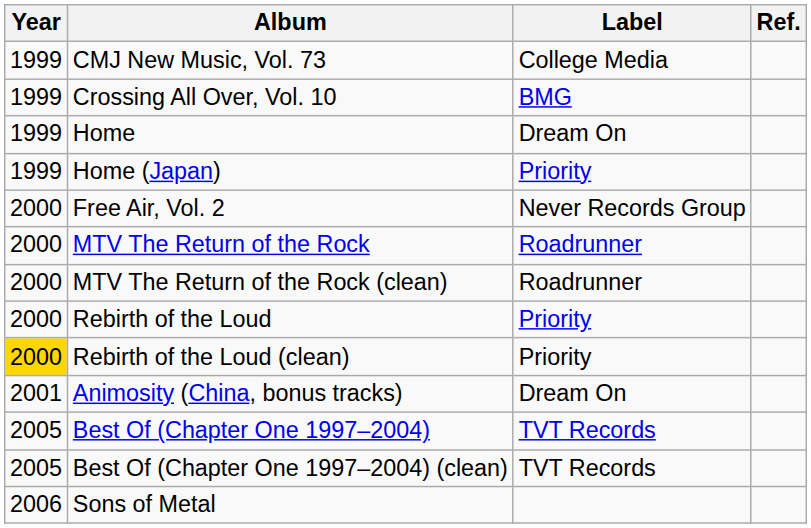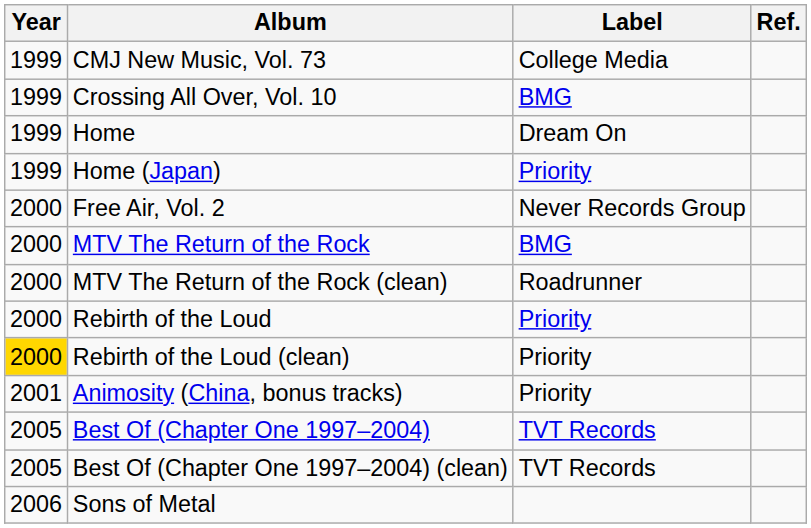(580, 245) Roadrunner -> (545, 245) BMG
(572, 393) Dream On -> (555, 393) Priority
